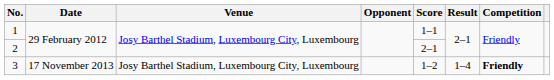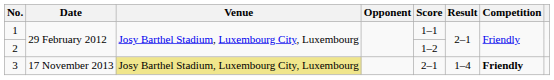(429, 48) 2–1 -> (429, 48) 1–2
(239, 65) no background -> (239, 65) khaki background
(429, 65) 1–2 -> (429, 65) 2–1
